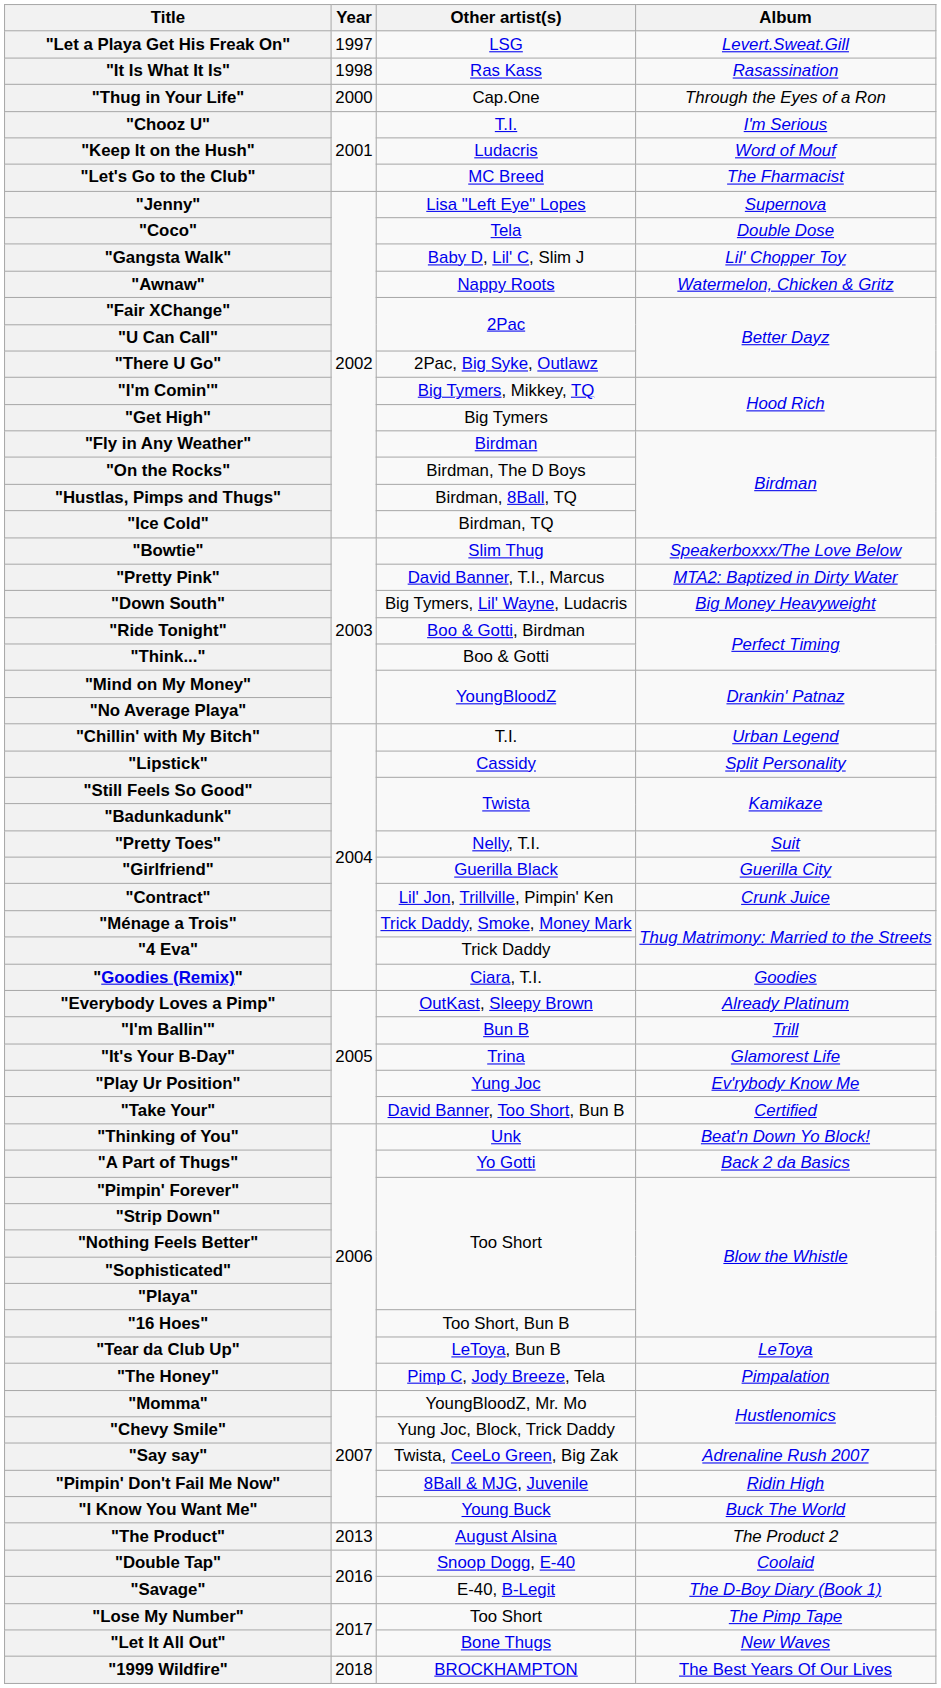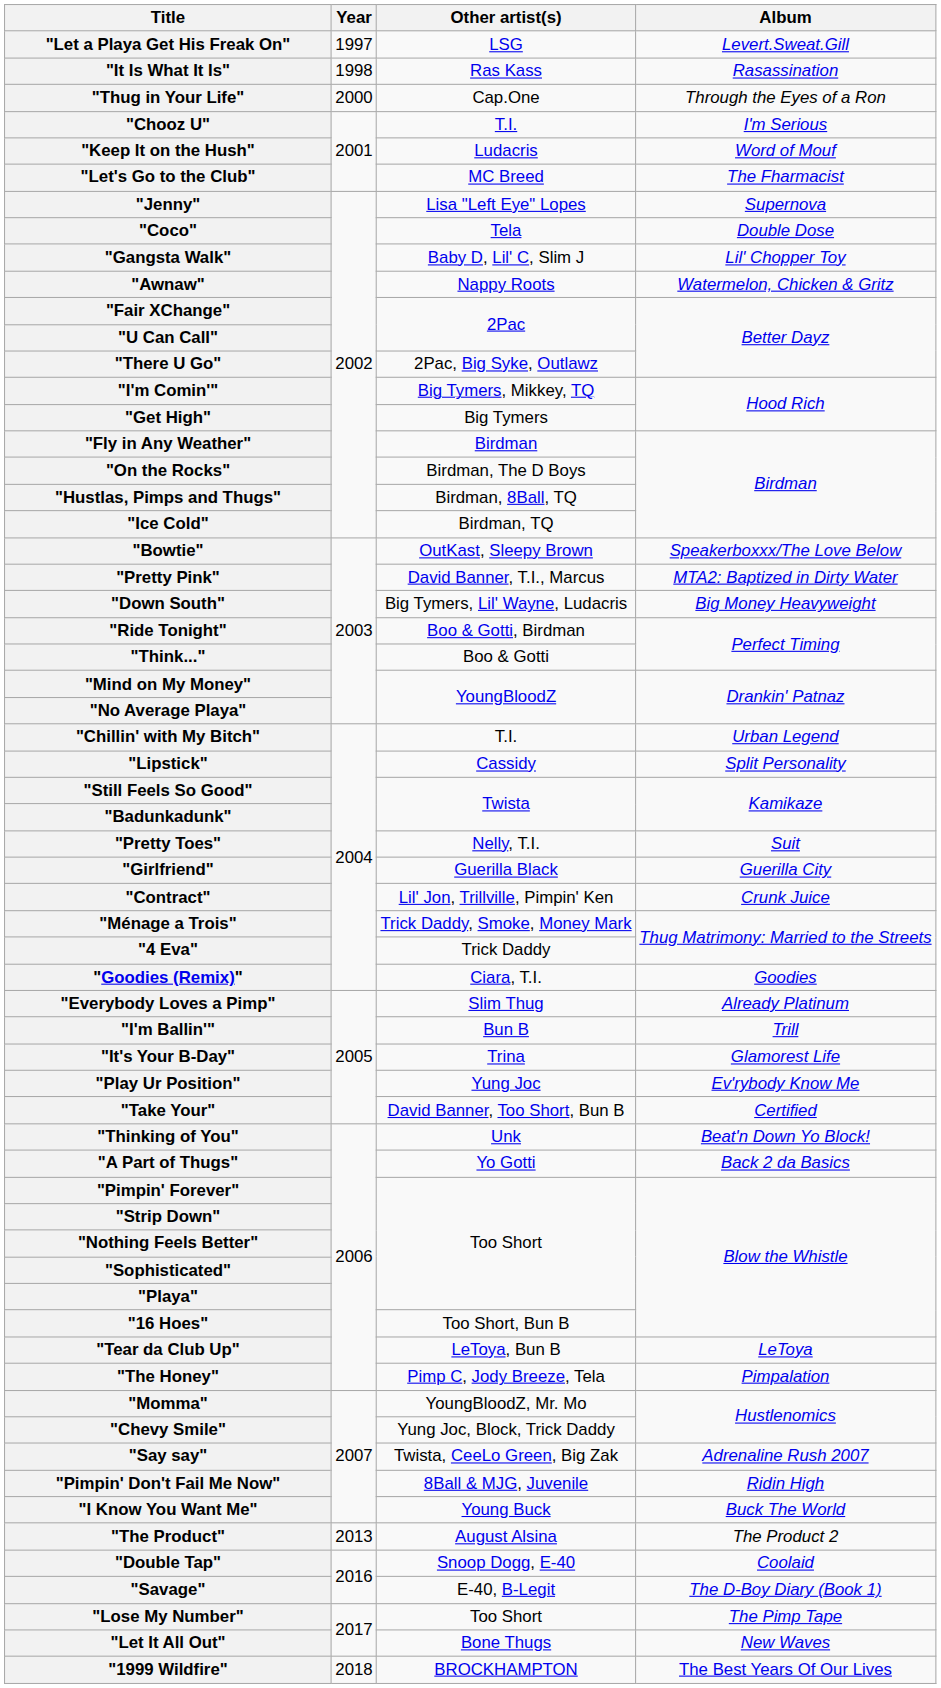(506, 550) Slim Thug -> (506, 550) OutKast, Sleepy Brown
(506, 1003) OutKast, Sleepy Brown -> (506, 1003) Slim Thug
